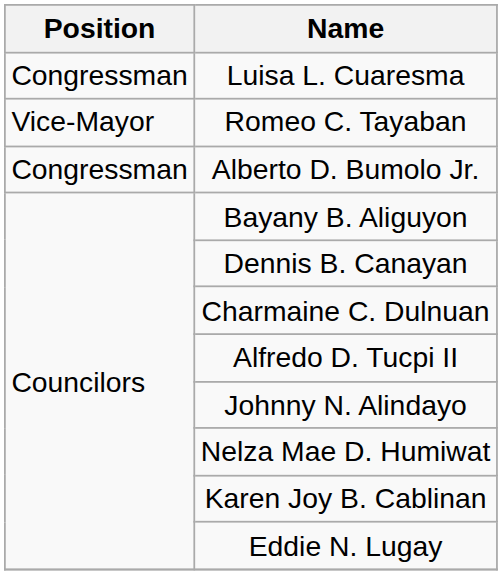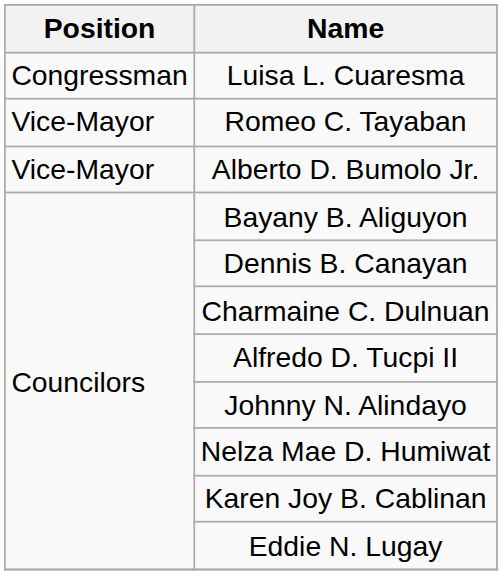(100, 169) Congressman -> (83, 169) Vice-Mayor
